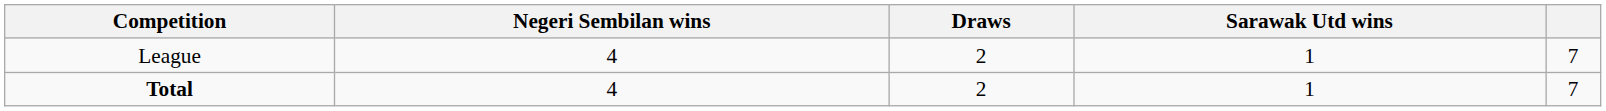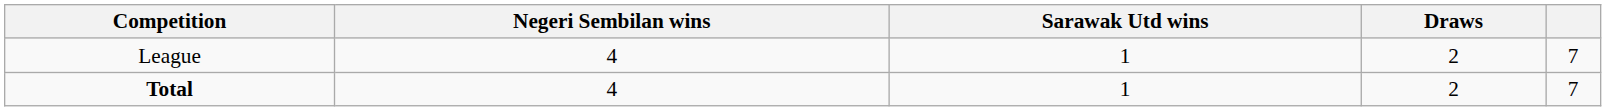columns swapped: (981, 21) <-> (1309, 21)
